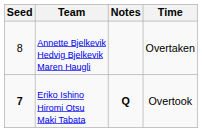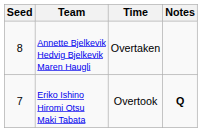columns swapped: (170, 13) <-> (126, 13)
(20, 101) bold -> (20, 101) normal
